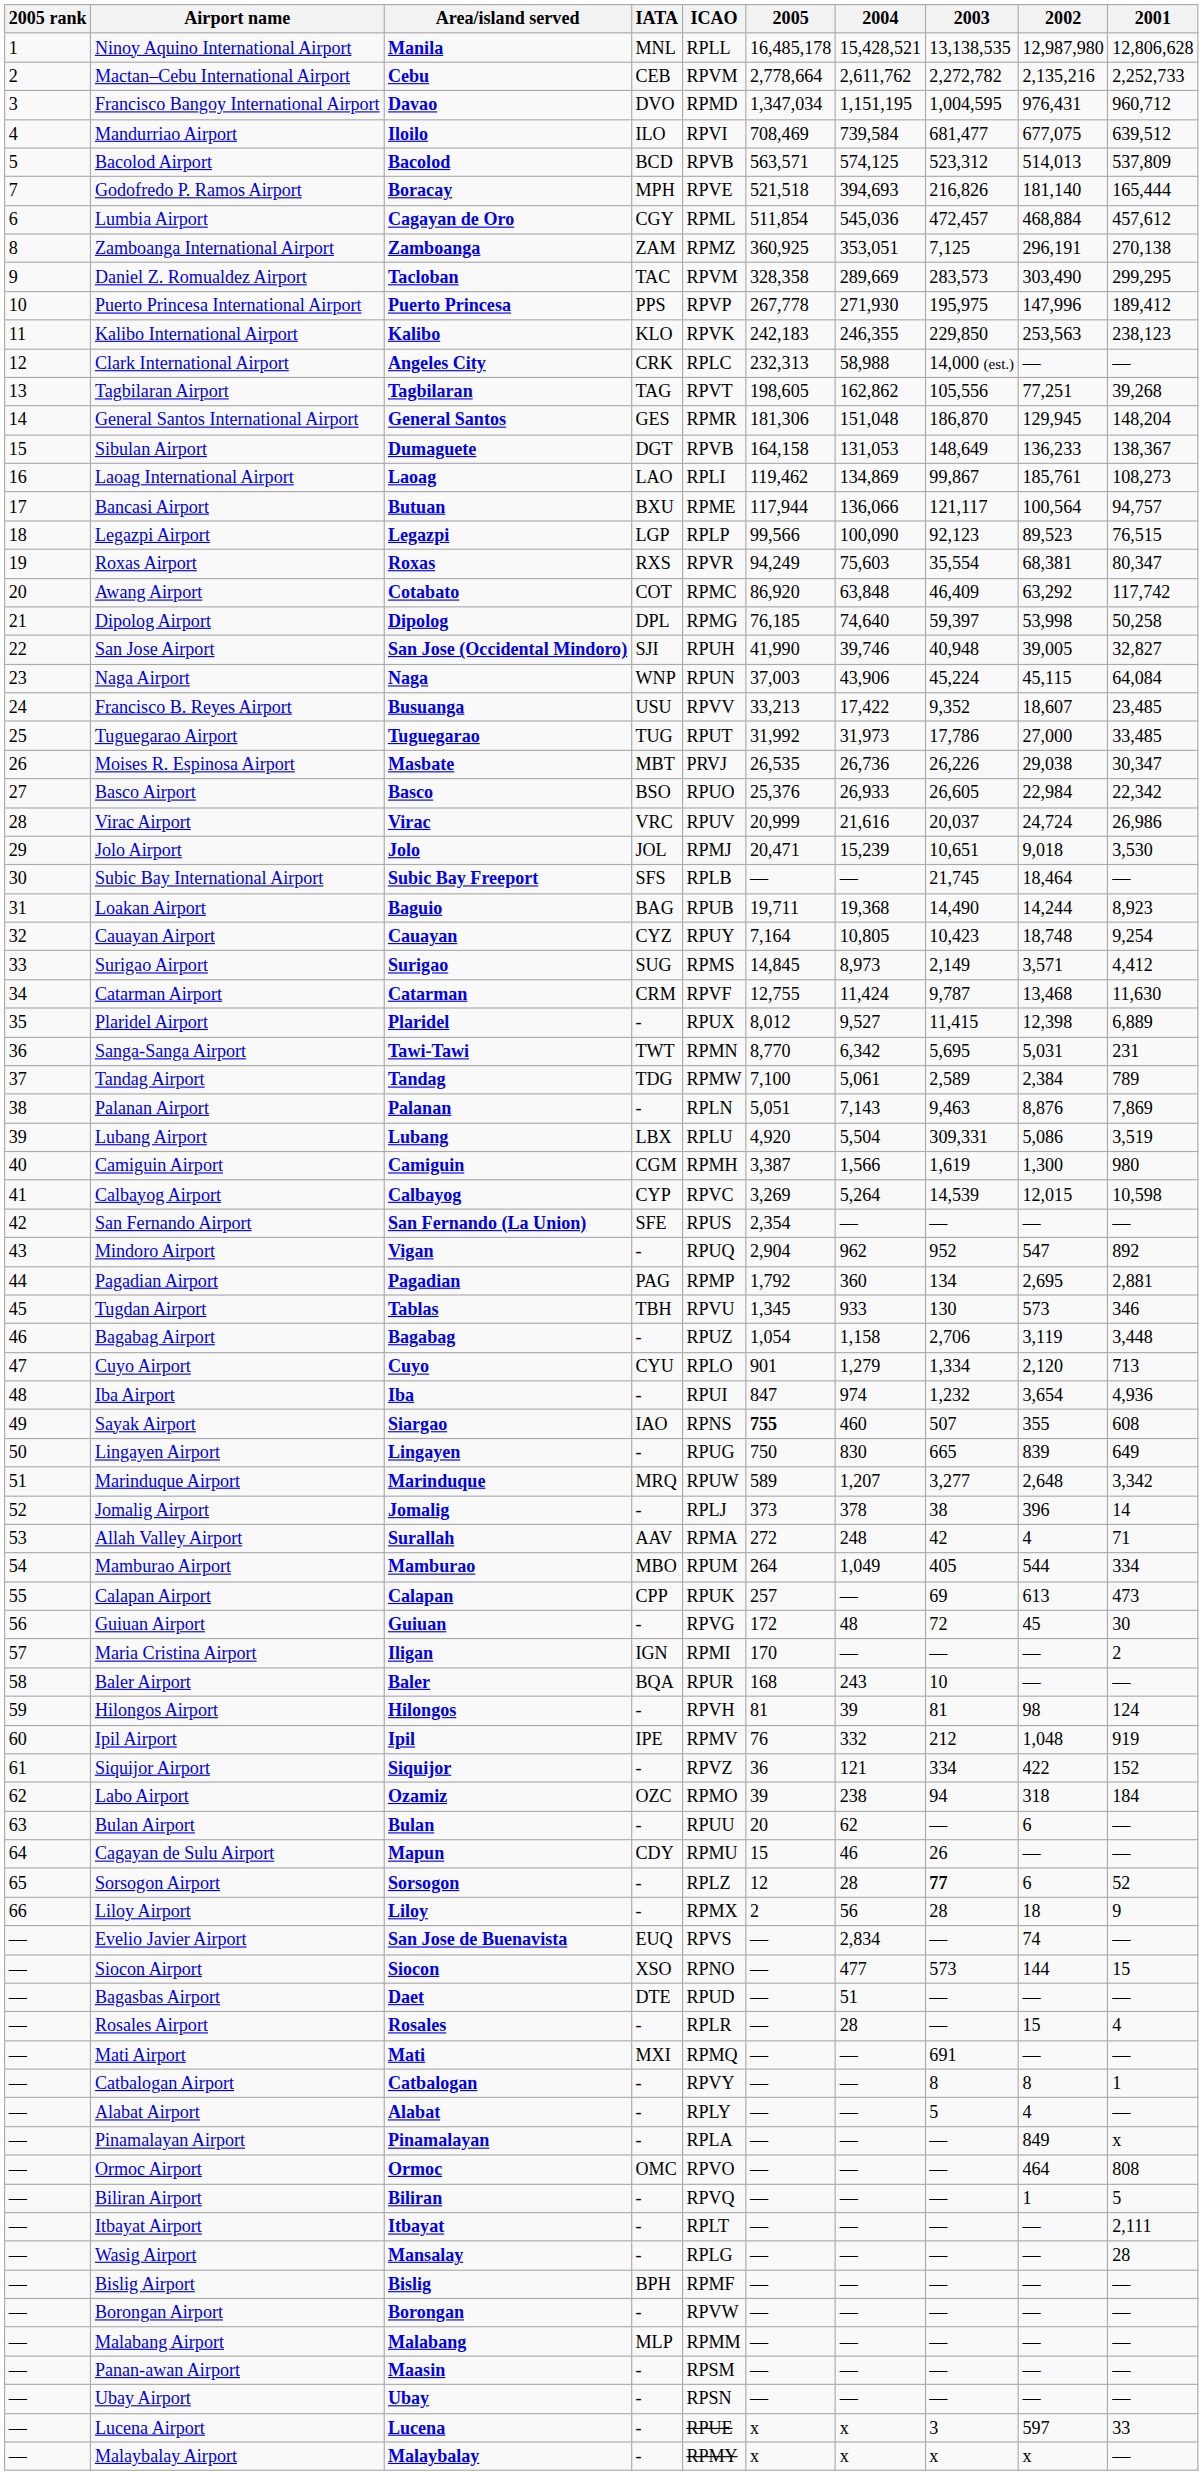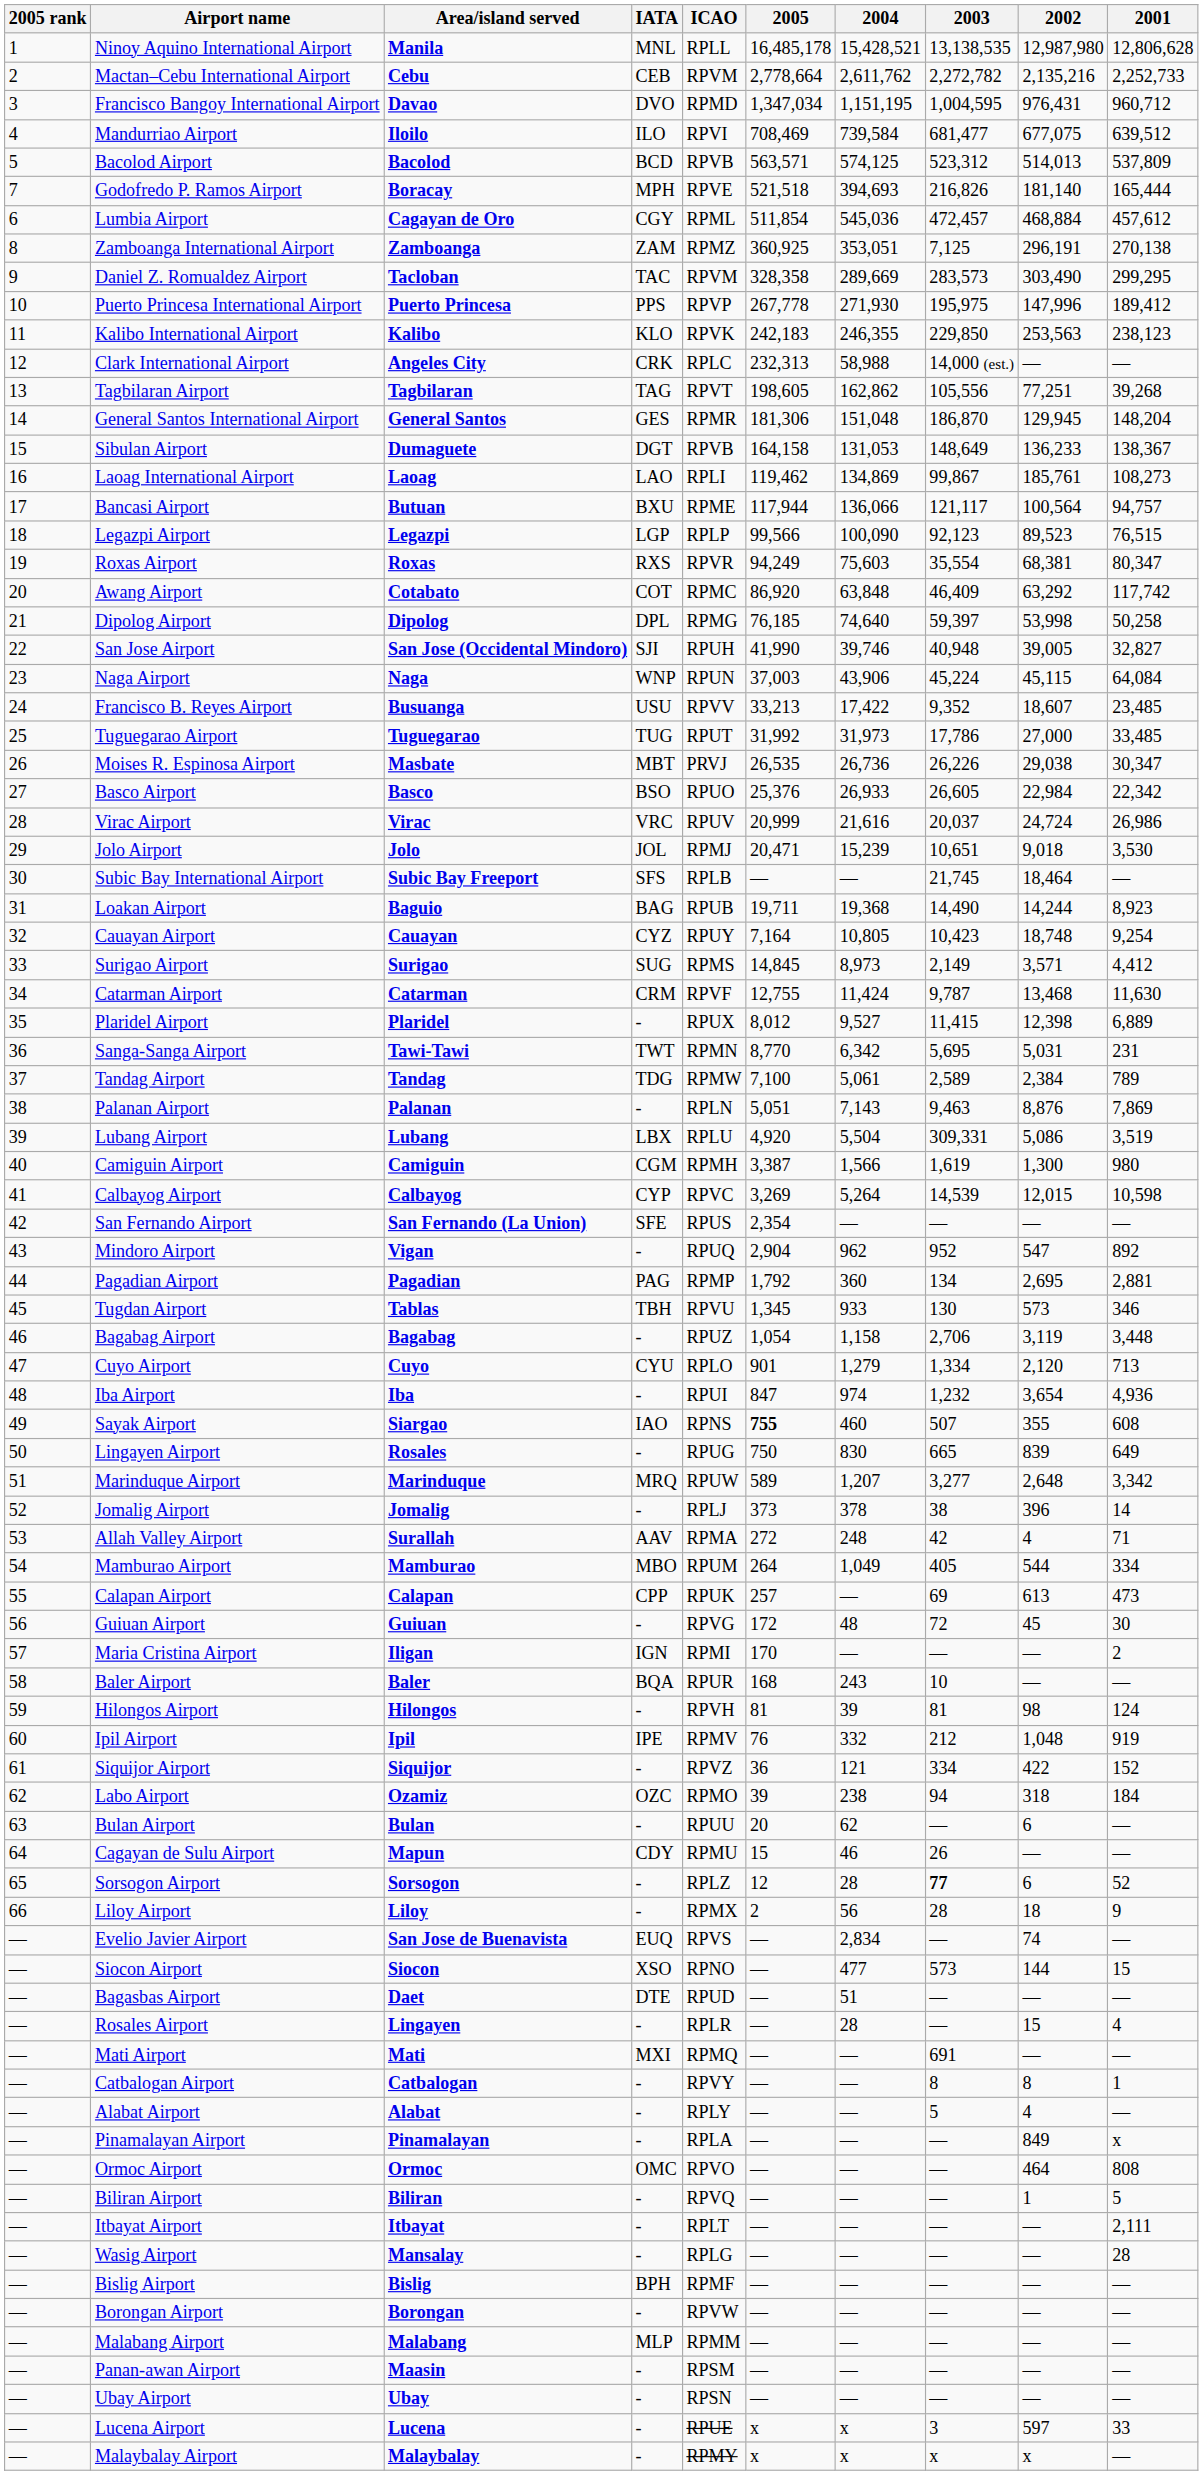(424, 1452) Lingayen -> (417, 1452) Rosales
(417, 2025) Rosales -> (424, 2025) Lingayen
